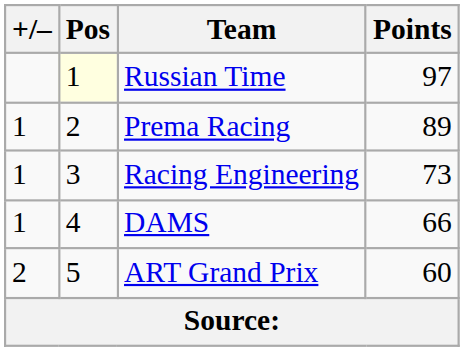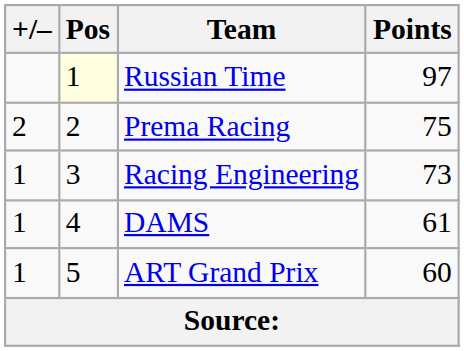(19, 125) 1 -> (19, 125) 2
(437, 125) 89 -> (437, 125) 75
(437, 223) 66 -> (437, 223) 61
(19, 271) 2 -> (19, 271) 1
